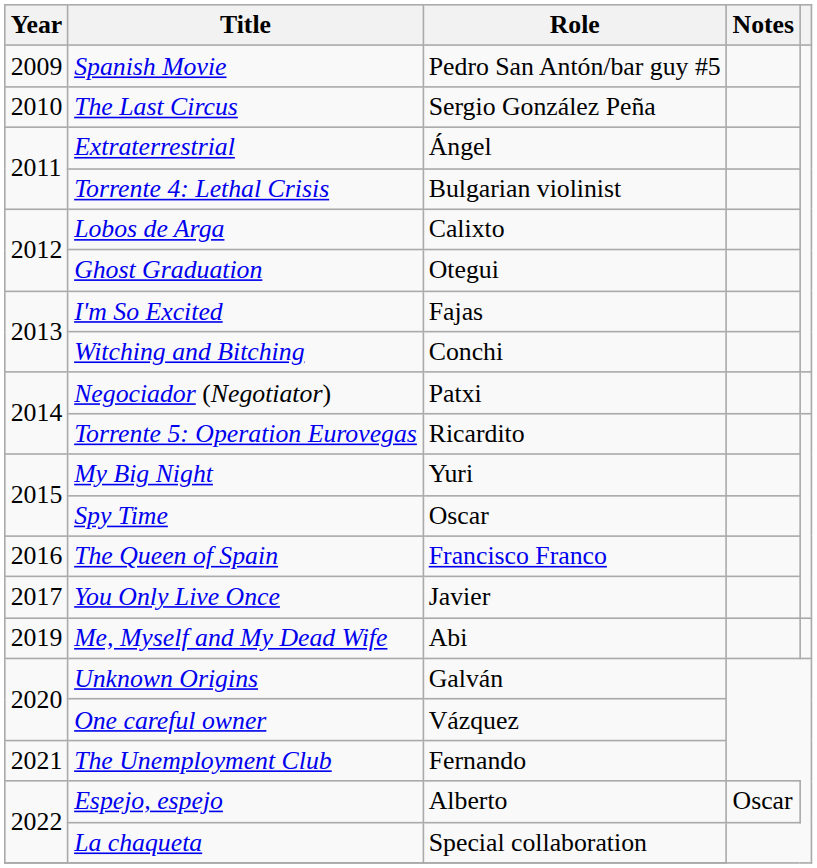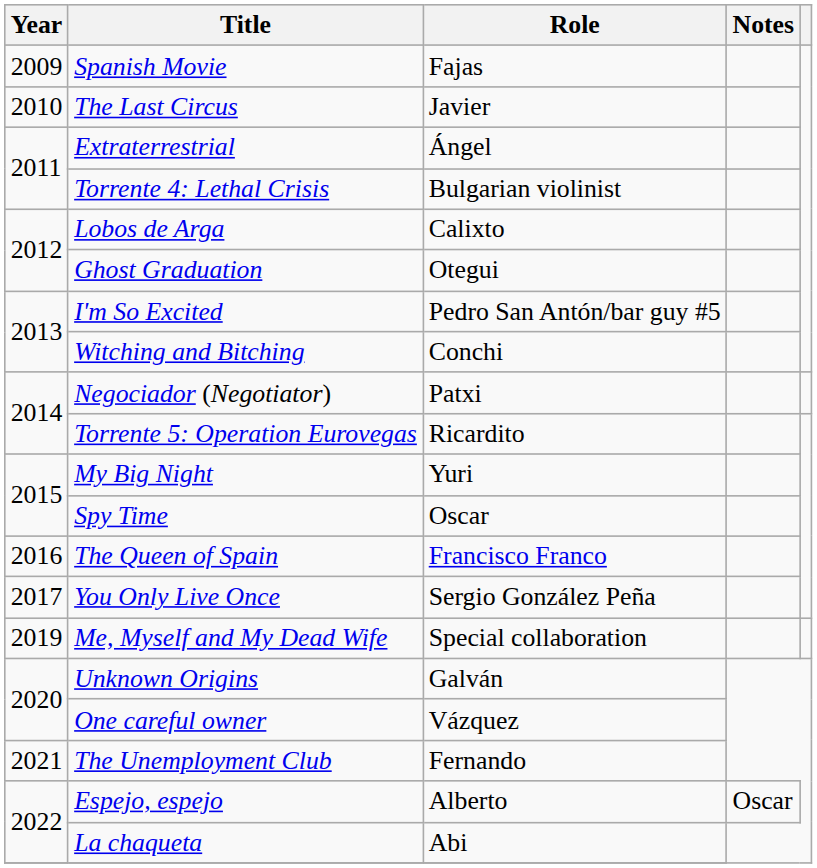(575, 65) Pedro San Antón/bar guy #5 -> (456, 65) Fajas
(542, 106) Sergio González Peña -> (459, 106) Javier
(456, 310) Fajas -> (575, 310) Pedro San Antón/bar guy #5
(459, 596) Javier -> (542, 596) Sergio González Peña
(448, 637) Abi -> (538, 637) Special collaboration
(538, 842) Special collaboration -> (448, 842) Abi
